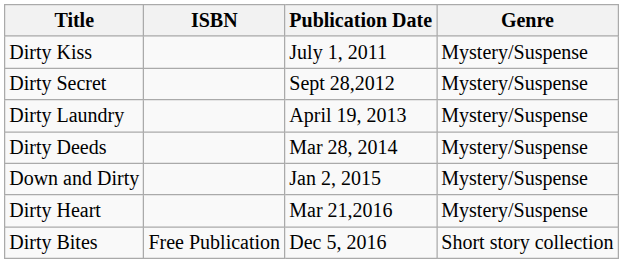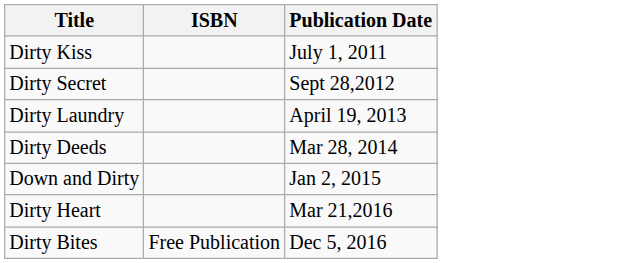- column: (527, 20)
